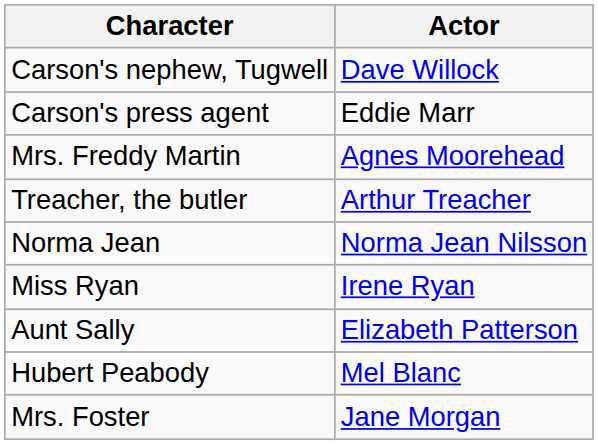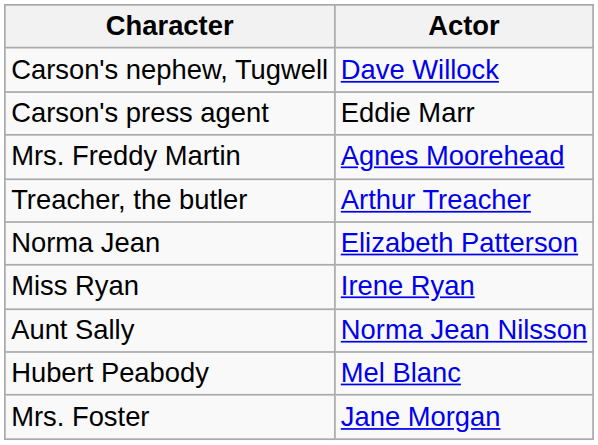(464, 243) Norma Jean Nilsson -> (459, 243) Elizabeth Patterson
(459, 329) Elizabeth Patterson -> (464, 329) Norma Jean Nilsson
